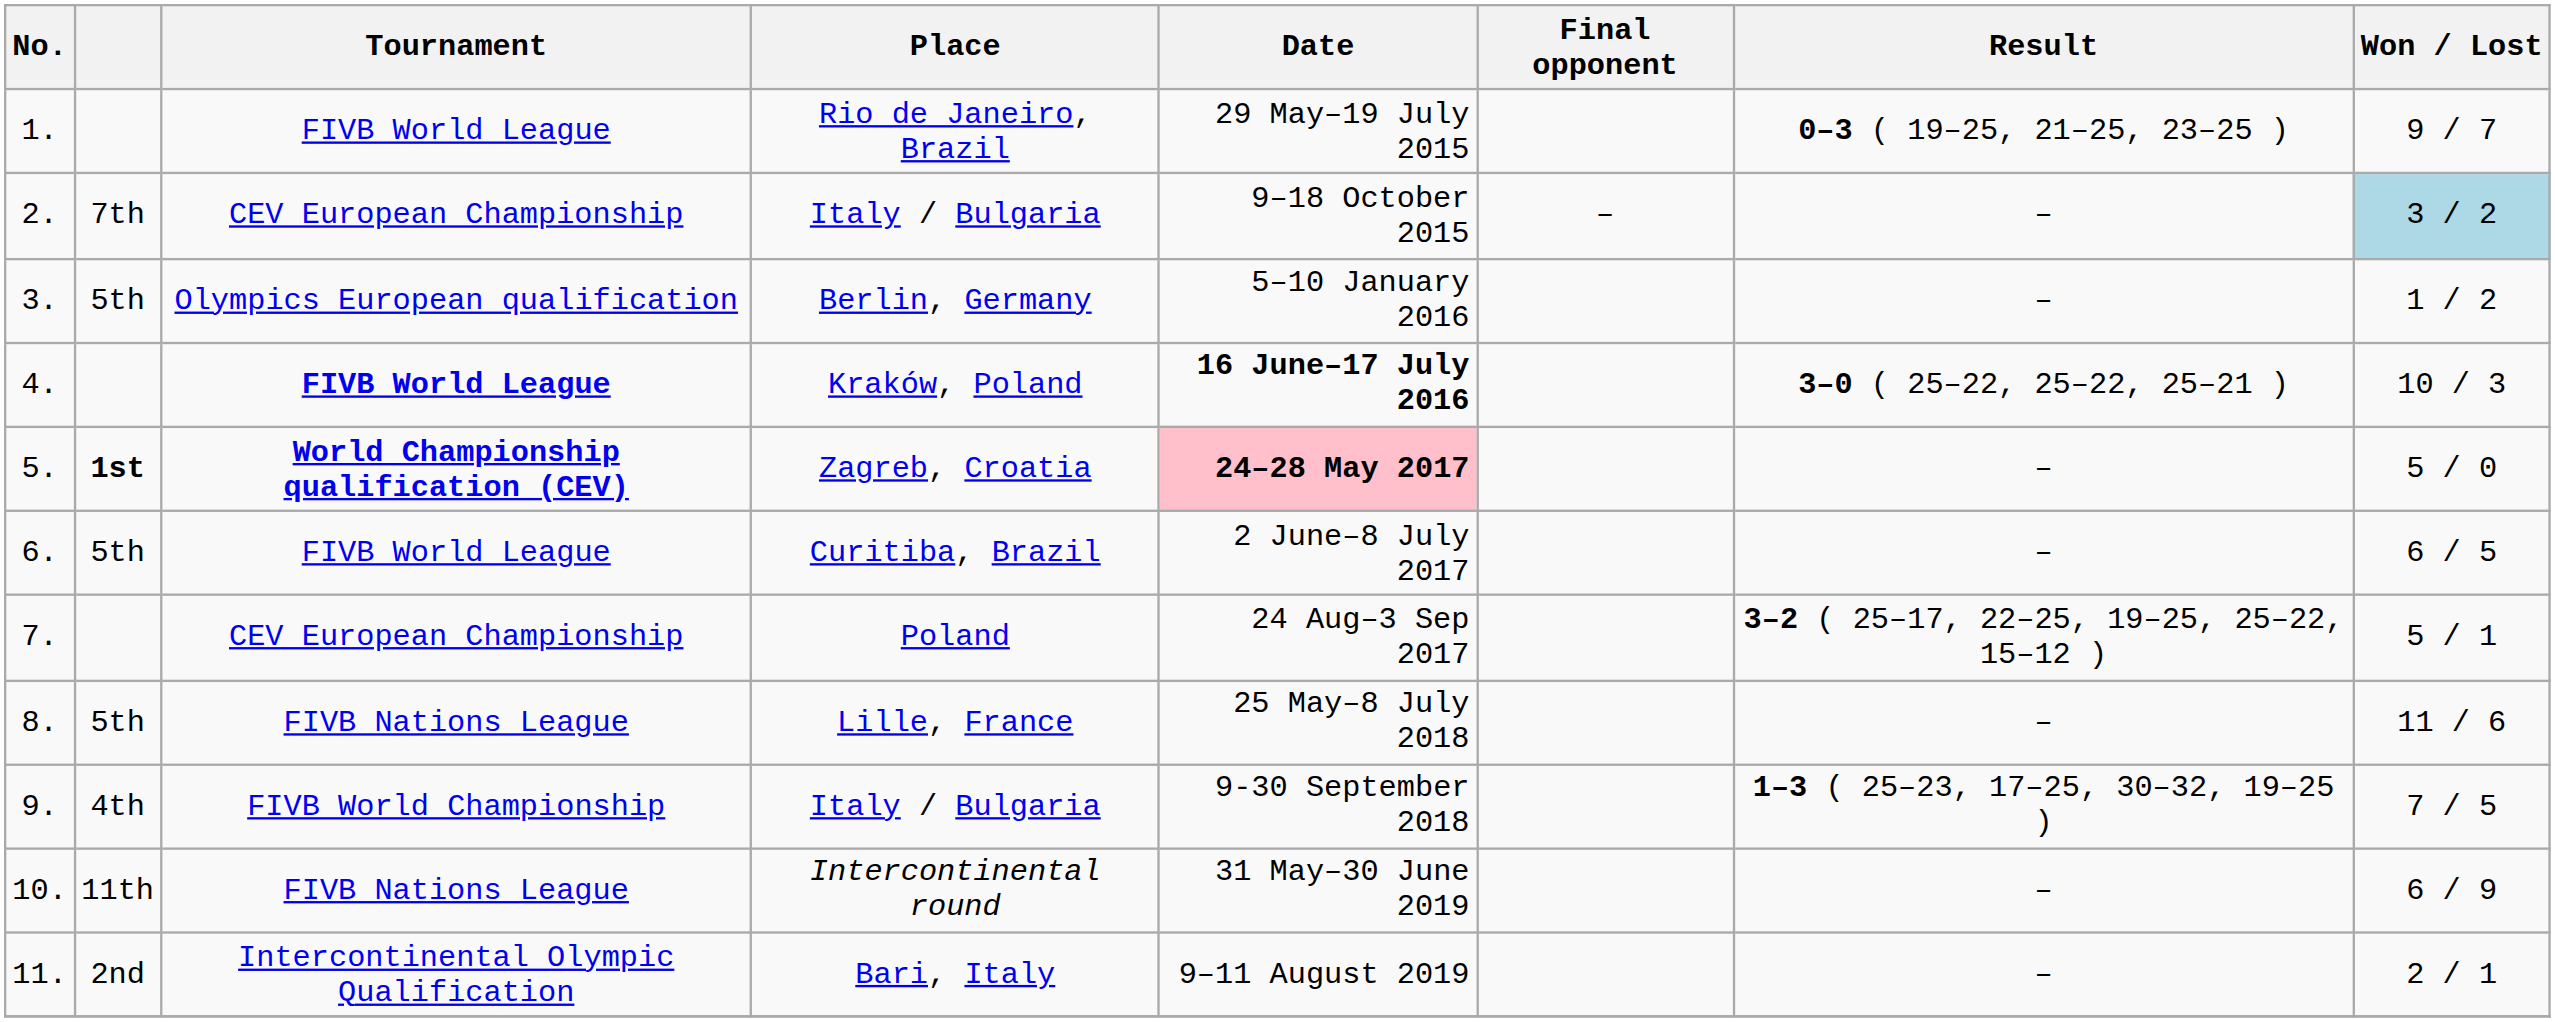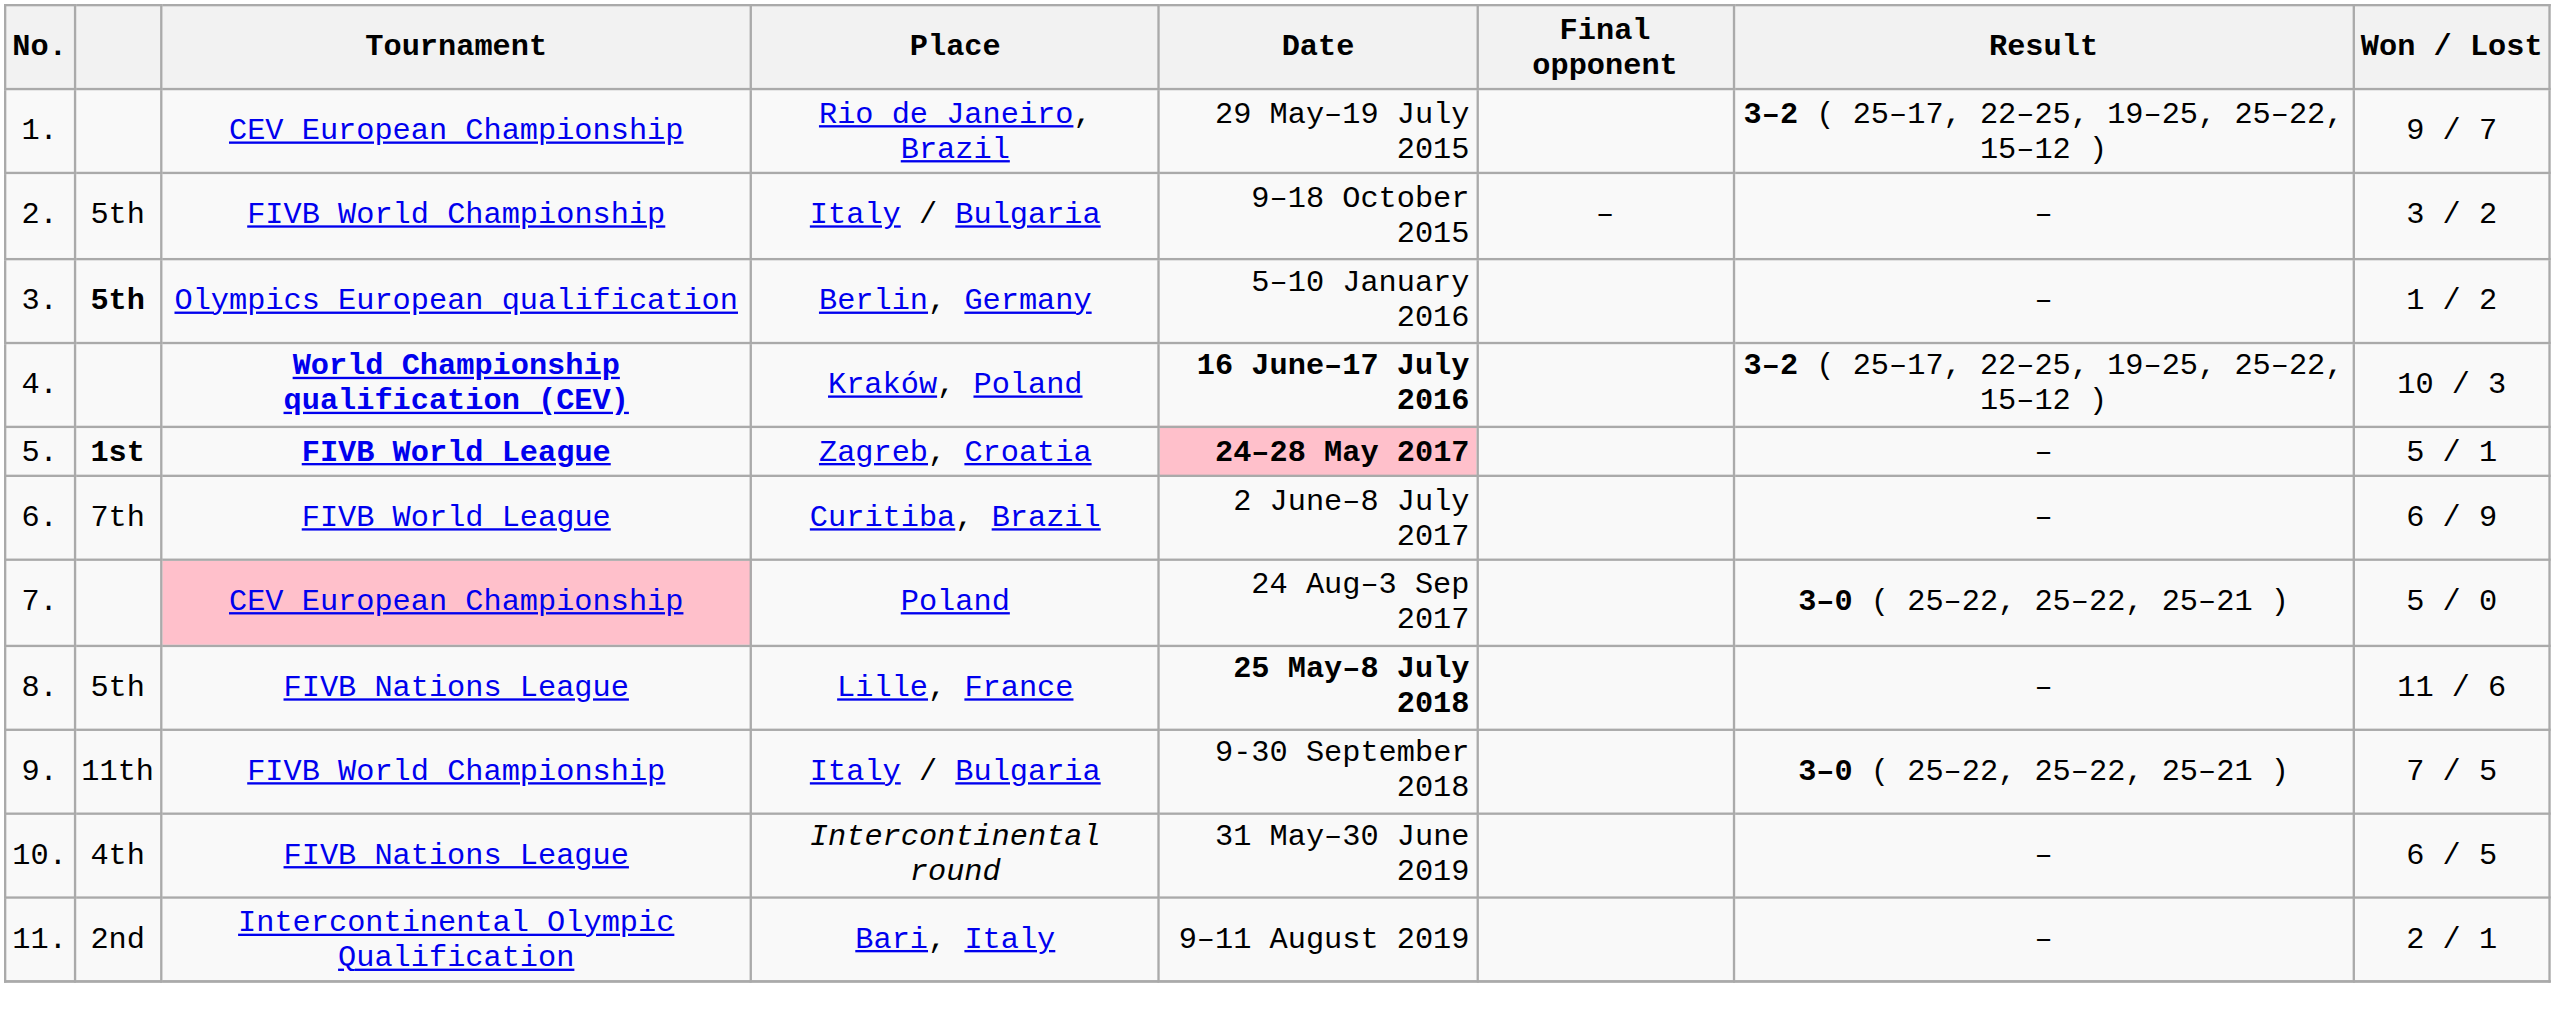(456, 132) FIVB World League -> (456, 132) CEV European Championship
(2044, 132) 0–3 ( 19–25, 21–25, 23–25 ) -> (2044, 132) 3–2 ( 25–17, 22–25, 19–25, 25–22, 15–12 )
(118, 216) 7th -> (118, 216) 5th
(456, 216) CEV European Championship -> (456, 216) FIVB World Championship
(2452, 216) lightblue background -> (2452, 216) no background
(118, 300) normal -> (118, 300) bold
(456, 385) FIVB World League -> (456, 385) World Championship qualification (CEV)
(2044, 385) 3–0 ( 25–22, 25–22, 25–21 ) -> (2044, 385) 3–2 ( 25–17, 22–25, 19–25, 25–22, 15–12 )
(456, 469) World Championship qualification (CEV) -> (456, 451) FIVB World League
(2452, 469) 5 / 0 -> (2452, 451) 5 / 1
(118, 553) 5th -> (118, 518) 7th
(2452, 553) 6 / 5 -> (2452, 518) 6 / 9
(456, 638) no background -> (456, 603) pink background
(2044, 638) 3–2 ( 25–17, 22–25, 19–25, 25–22, 15–12 ) -> (2044, 603) 3–0 ( 25–22, 25–22, 25–21 )
(2452, 638) 5 / 1 -> (2452, 603) 5 / 0
(1351, 722) normal -> (1351, 687) bold
(118, 806) 4th -> (118, 771) 11th
(2044, 806) 1–3 ( 25–23, 17–25, 30–32, 19–25 ) -> (2044, 771) 3–0 ( 25–22, 25–22, 25–21 )
(118, 890) 11th -> (118, 856) 4th
(2452, 890) 6 / 9 -> (2452, 856) 6 / 5
